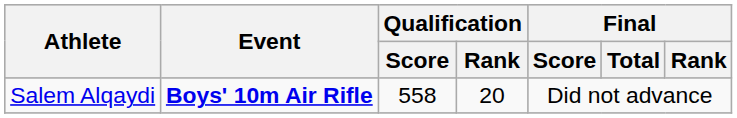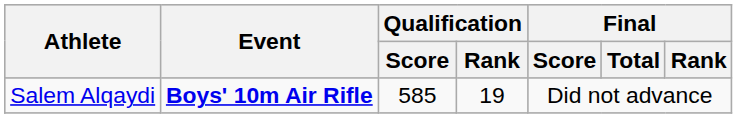(417, 96) 558 -> (417, 96) 585
(492, 96) 20 -> (492, 96) 19
